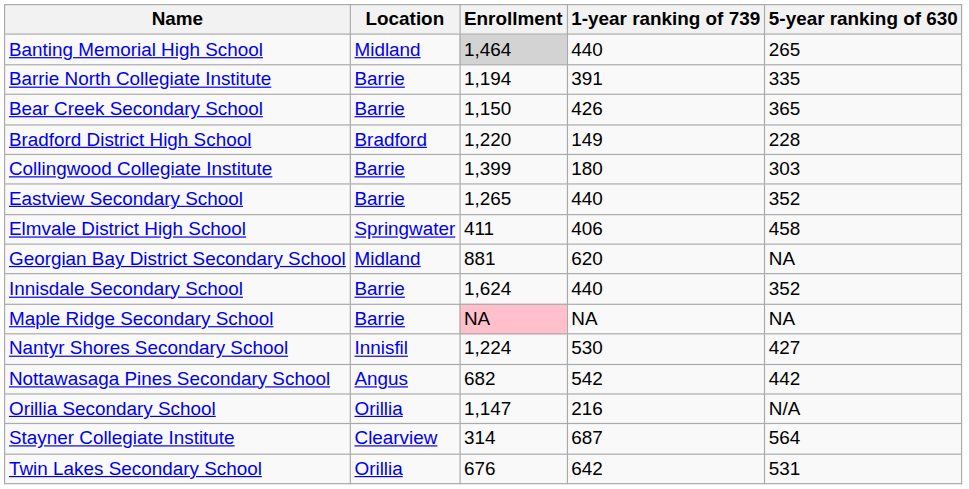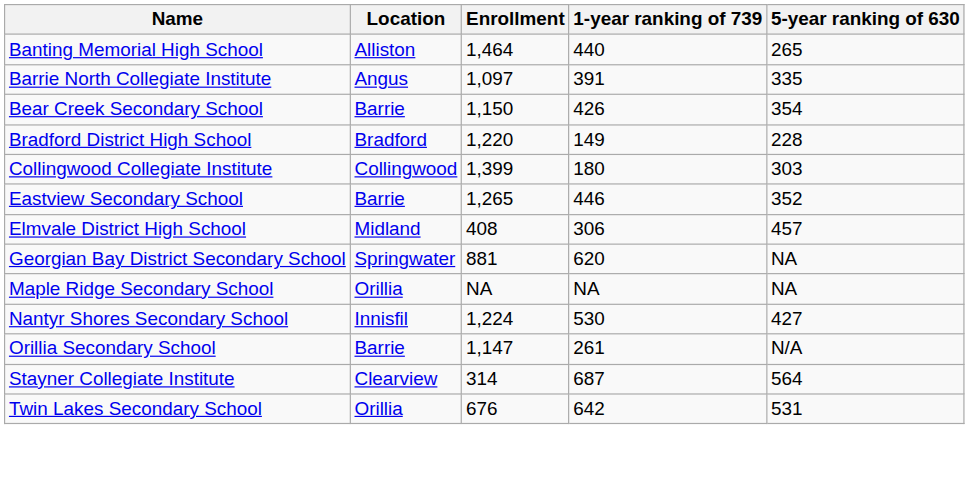(388, 49) Midland -> (385, 49) Alliston
(488, 49) lightgrey background -> (490, 49) no background
(380, 79) Barrie -> (381, 79) Angus
(488, 79) 1,194 -> (490, 79) 1,097
(785, 109) 365 -> (787, 109) 354
(380, 169) Barrie -> (406, 169) Collingwood
(587, 199) 440 -> (589, 199) 446
(405, 229) Springwater -> (388, 229) Midland
(479, 229) 411 -> (482, 229) 408
(587, 229) 406 -> (589, 229) 306
(785, 229) 458 -> (787, 229) 457
(388, 259) Midland -> (405, 259) Springwater
- row: (126, 288)
(380, 318) Barrie -> (379, 288) Orillia
(477, 318) pink background -> (479, 288) no background
- row: (170, 378)
(379, 408) Orillia -> (380, 348) Barrie
(587, 408) 216 -> (589, 348) 261
